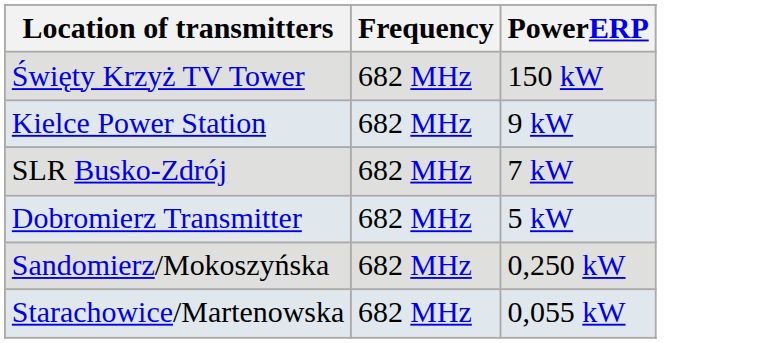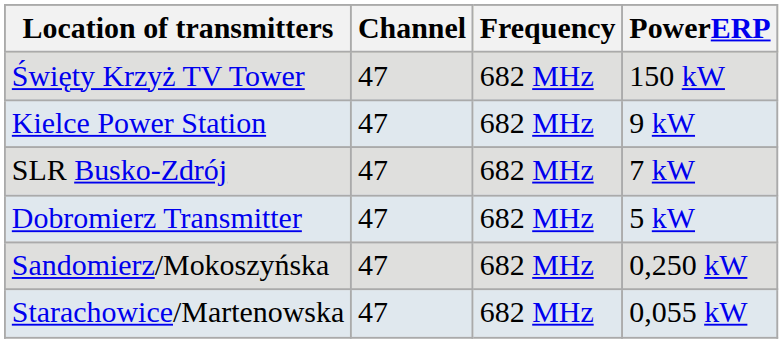+ column: (412, 28)
